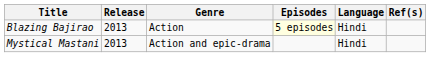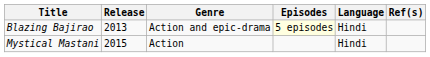(166, 28) Action -> (210, 28) Action and epic-drama
(115, 44) 2013 -> (115, 44) 2015
(210, 44) Action and epic-drama -> (166, 44) Action
